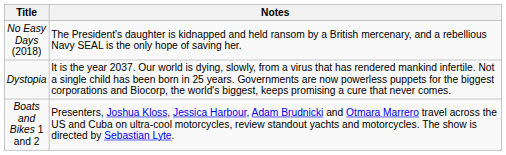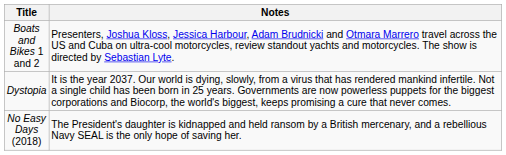rows swapped: (27, 124) <-> (27, 40)
